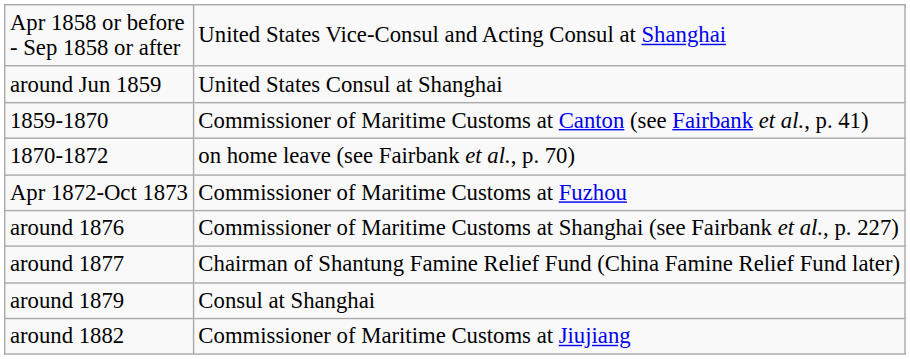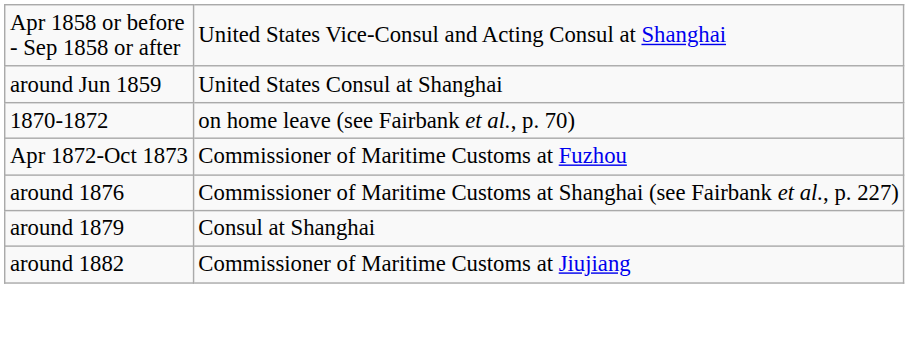- row: (59, 120)
- row: (67, 264)
